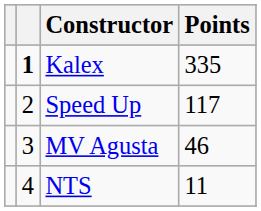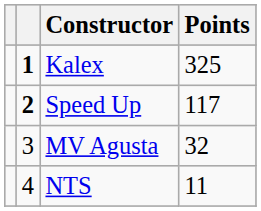(203, 65) 335 -> (203, 65) 325
(28, 105) normal -> (28, 105) bold
(197, 145) 46 -> (197, 145) 32
